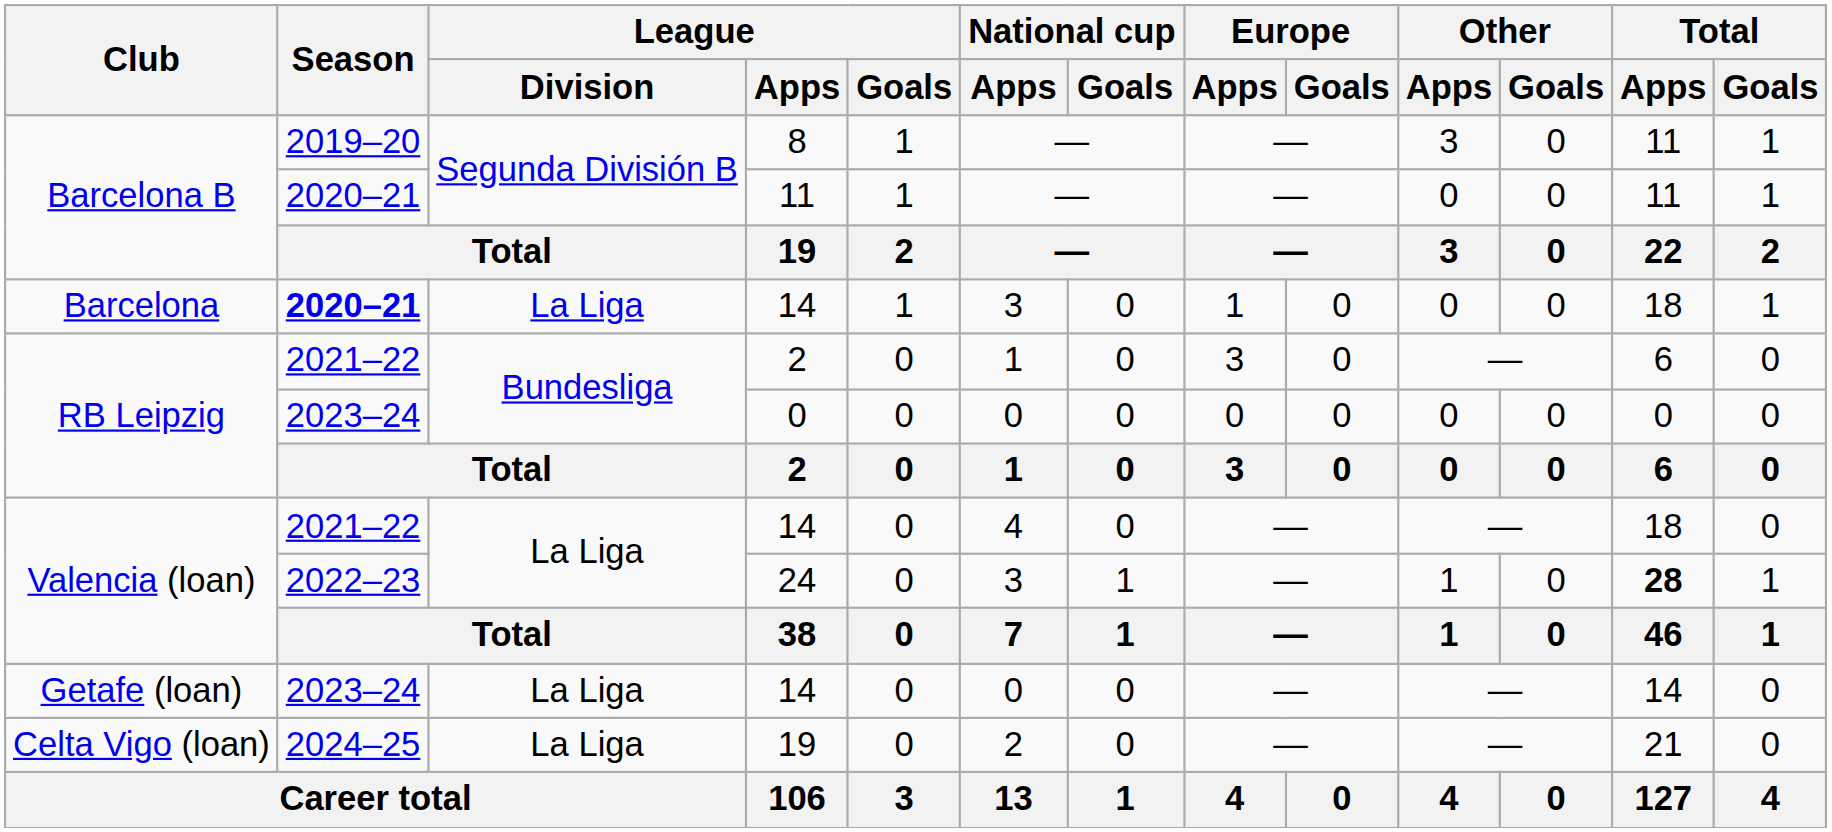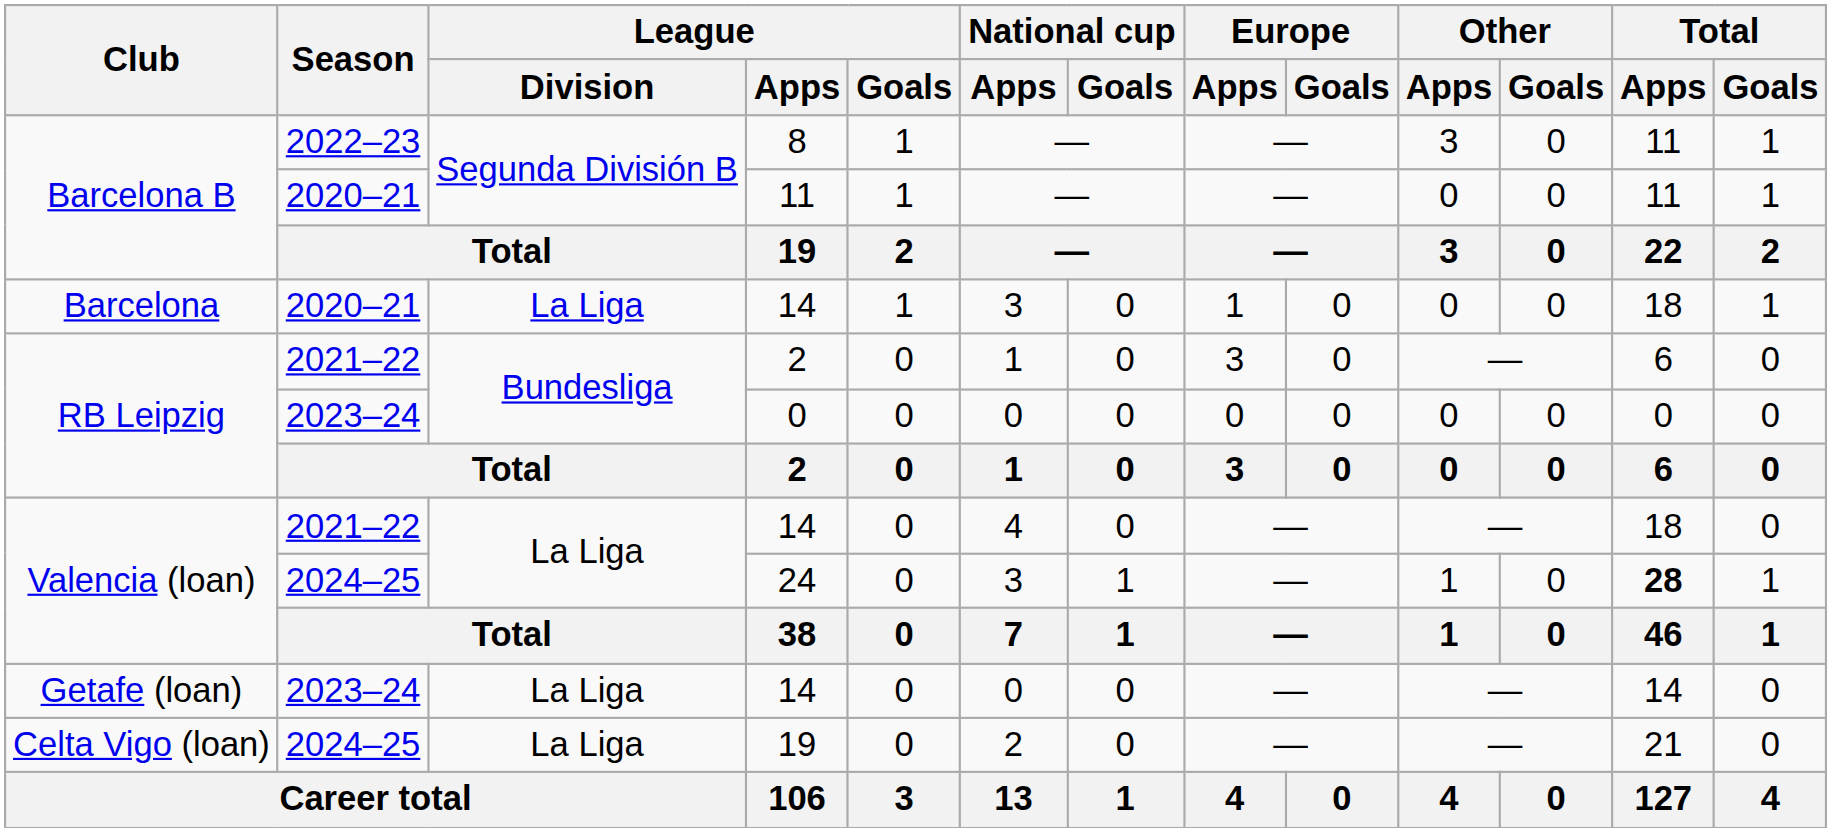(353, 141) 2019–20 -> (353, 141) 2022–23
(353, 305) bold -> (353, 305) normal
(353, 580) 2022–23 -> (353, 580) 2024–25
